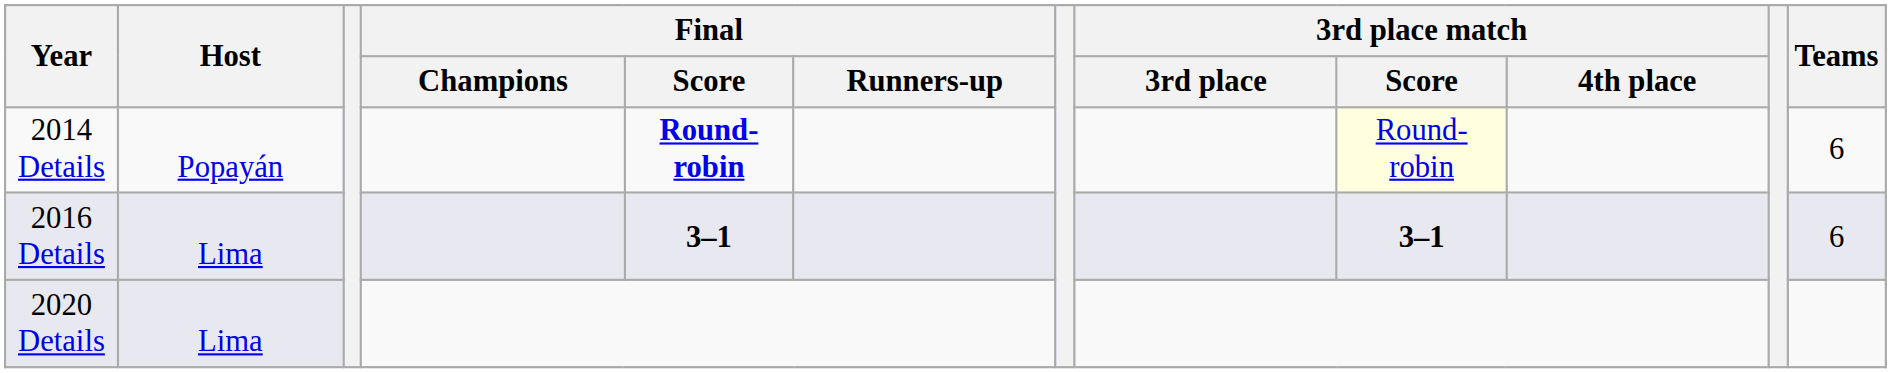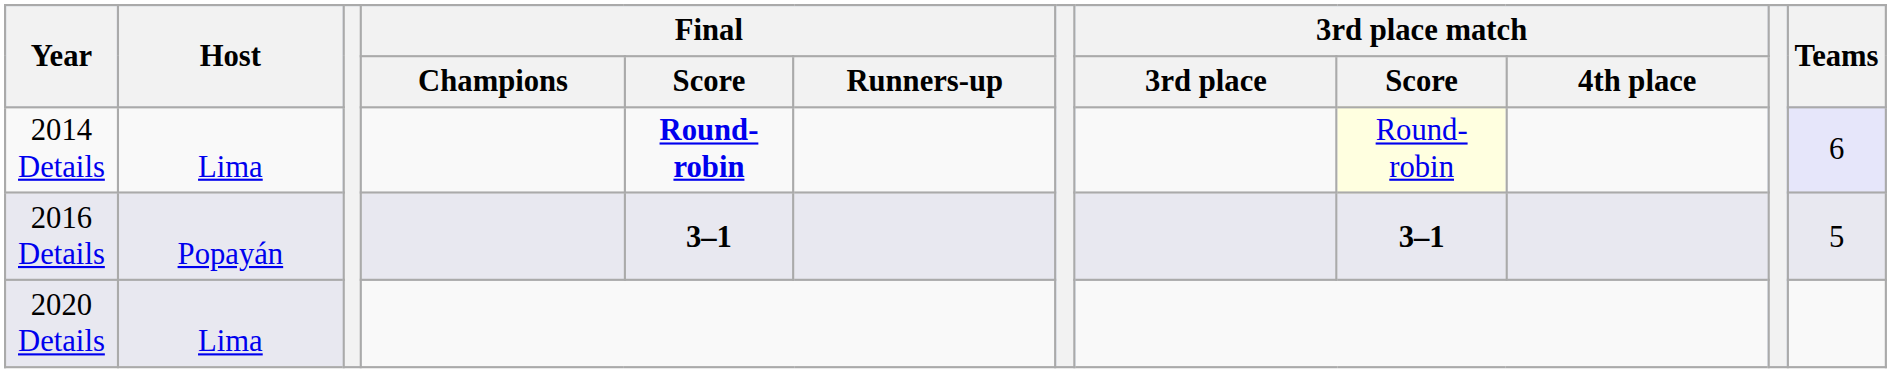(230, 167) Popayán -> (230, 167) Lima
(1837, 149) no background -> (1837, 149) lavender background
(230, 254) Lima -> (230, 254) Popayán
(1837, 236) 6 -> (1837, 236) 5
